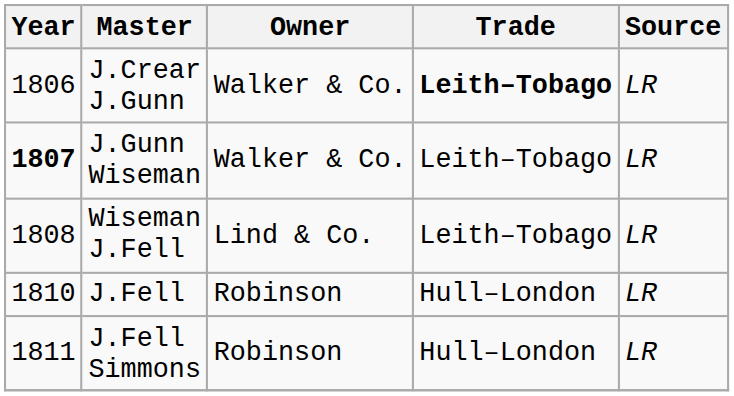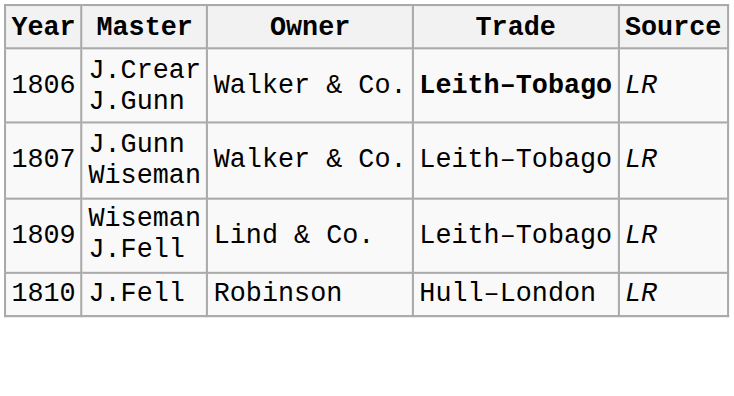(44, 160) bold -> (44, 160) normal
(44, 235) 1808 -> (44, 235) 1809
- row: (145, 353)
